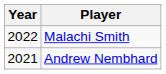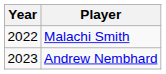(23, 58) 2021 -> (23, 58) 2023
